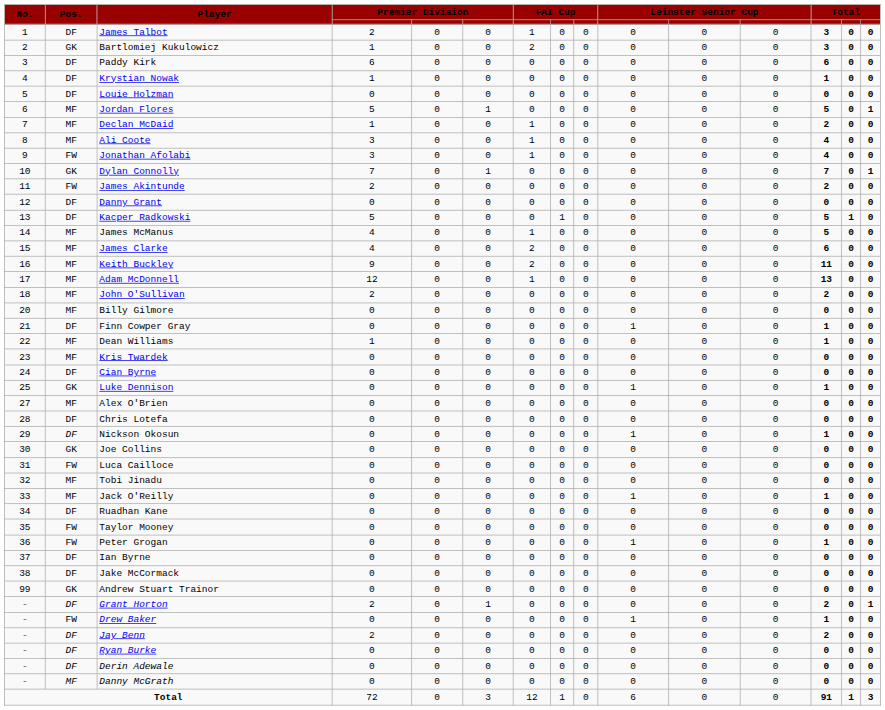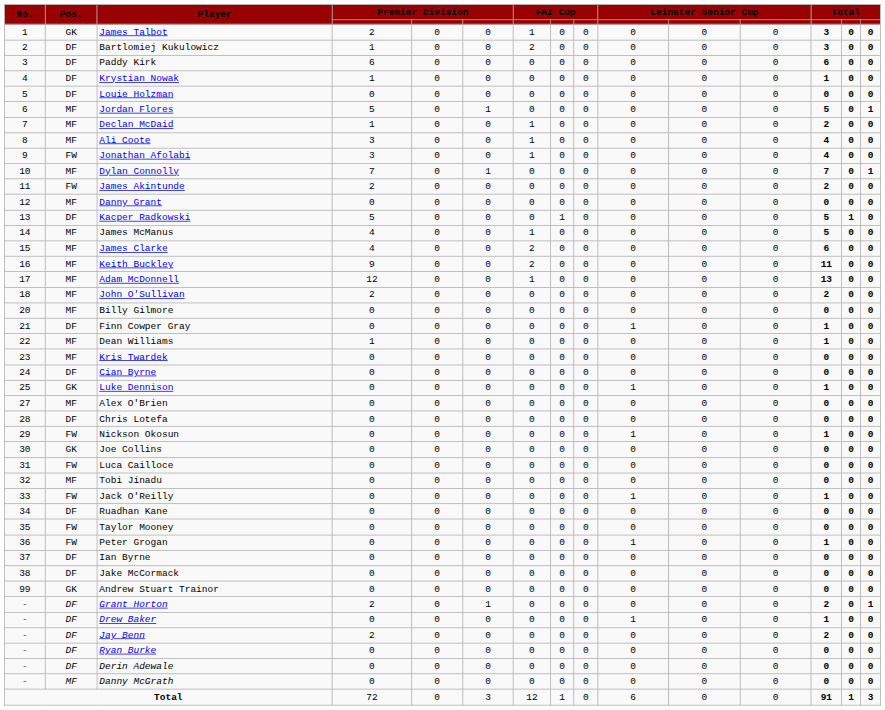(71, 32) DF -> (71, 32) GK
(71, 48) GK -> (71, 48) DF
(71, 171) GK -> (71, 171) MF
(71, 202) DF -> (71, 202) MF
(71, 434) DF -> (71, 434) FW
(71, 496) MF -> (71, 496) FW
(71, 620) FW -> (71, 620) DF
